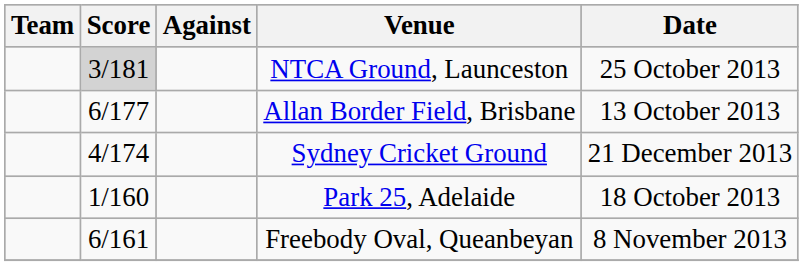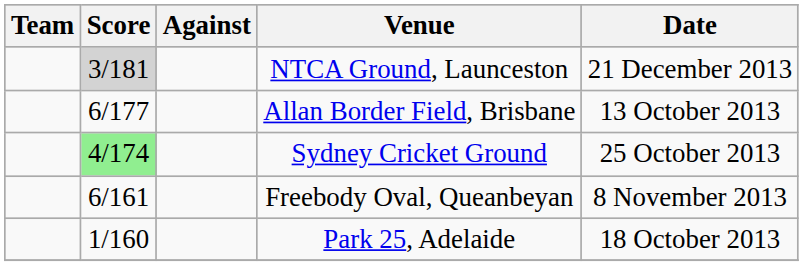(690, 68) 25 October 2013 -> (690, 68) 21 December 2013
(119, 153) no background -> (119, 153) lightgreen background
(690, 153) 21 December 2013 -> (690, 153) 25 October 2013
rows swapped: (419, 238) <-> (419, 196)
